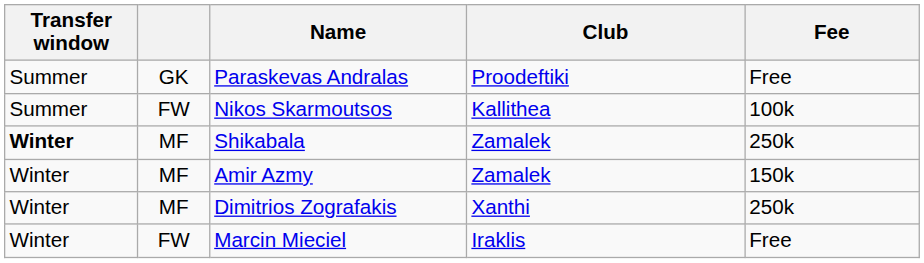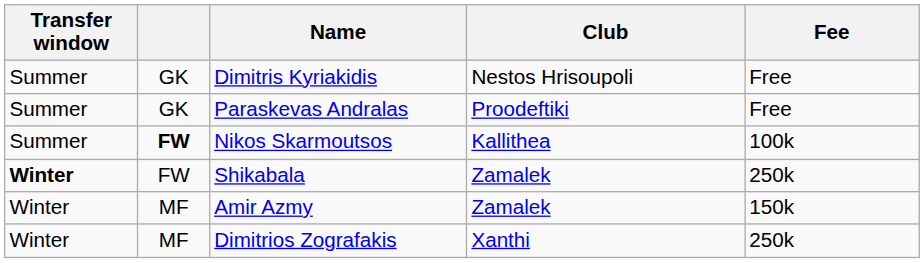+ row: (296, 76)
(174, 109) normal -> (174, 142) bold
(174, 142) MF -> (174, 175) FW
- row: (280, 240)
